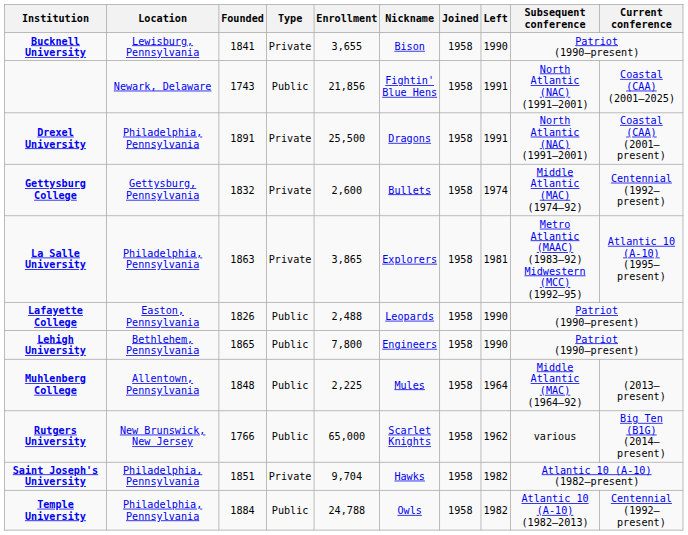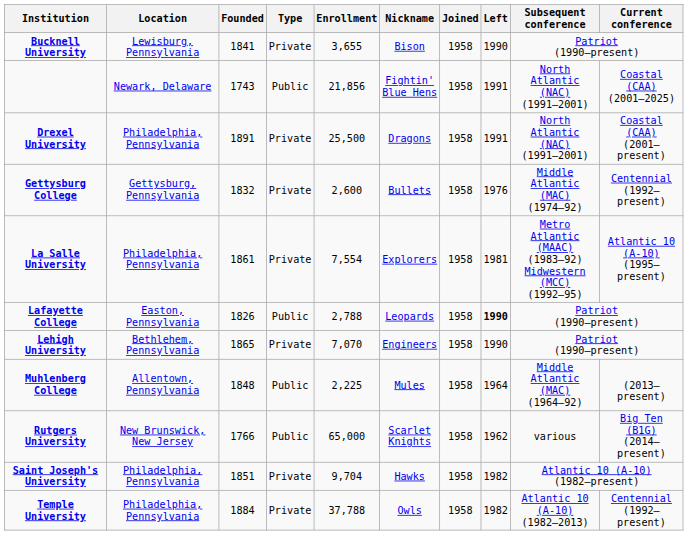(496, 190) 1974 -> (496, 190) 1976
(243, 259) 1863 -> (243, 259) 1861
(347, 259) 3,865 -> (347, 259) 7,554
(347, 317) 2,488 -> (347, 317) 2,788
(496, 317) normal -> (496, 317) bold
(290, 345) Public -> (290, 345) Private
(347, 345) 7,800 -> (347, 345) 7,070
(290, 510) Public -> (290, 510) Private
(347, 510) 24,788 -> (347, 510) 37,788
